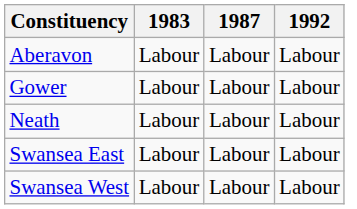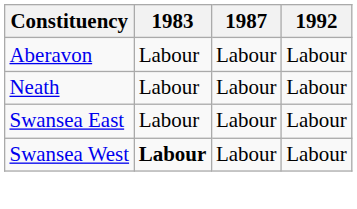- row: (38, 87)
(169, 187) normal -> (173, 154) bold
